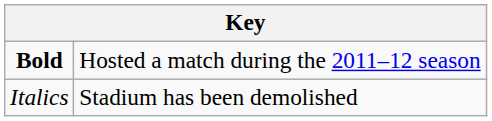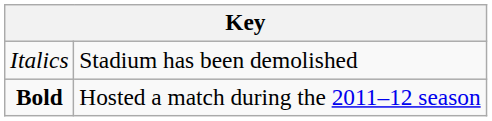rows swapped: (39, 60) <-> (39, 97)
